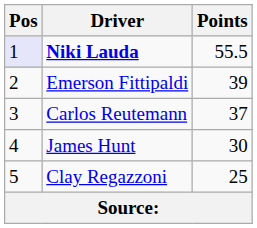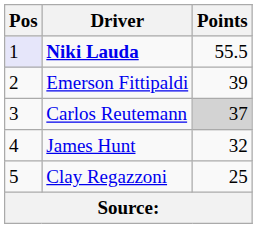(238, 114) no background -> (238, 114) lightgrey background
(238, 145) 30 -> (238, 145) 32
